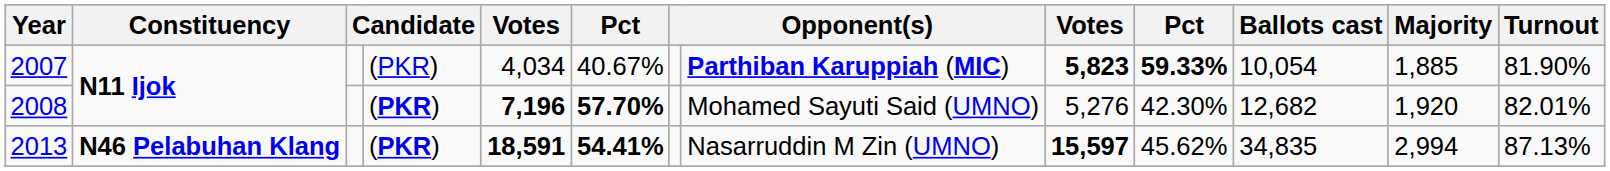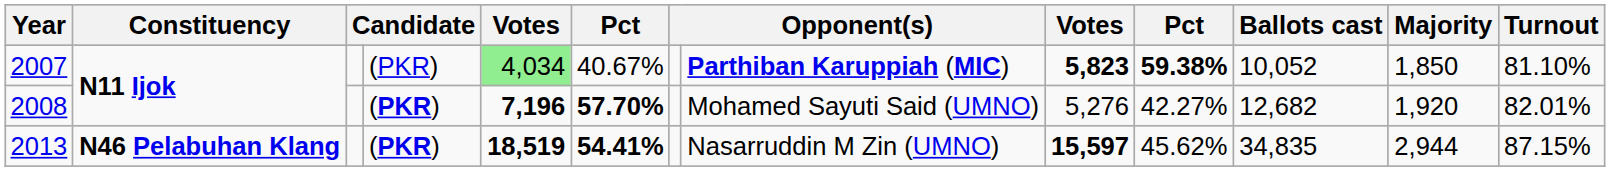(533, 65) no background -> (533, 65) lightgreen background
(1184, 65) 59.33% -> (1184, 65) 59.38%
(1278, 65) 10,054 -> (1278, 65) 10,052
(1426, 65) 1,885 -> (1426, 65) 1,850
(1547, 65) 81.90% -> (1547, 65) 81.10%
(1184, 106) 42.30% -> (1184, 106) 42.27%
(526, 146) 18,591 -> (526, 146) 18,519
(1426, 146) 2,994 -> (1426, 146) 2,944
(1547, 146) 87.13% -> (1547, 146) 87.15%
